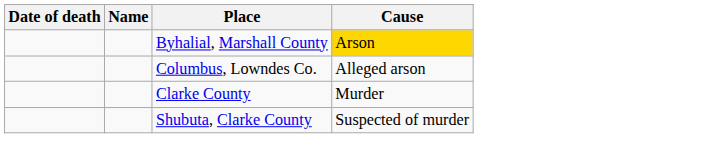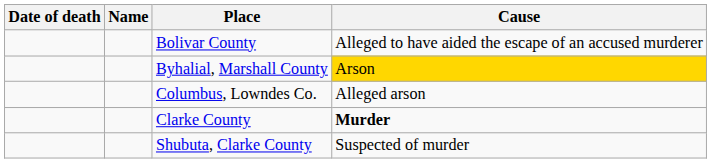+ row: (206, 42)
(360, 94) normal -> (363, 119) bold
